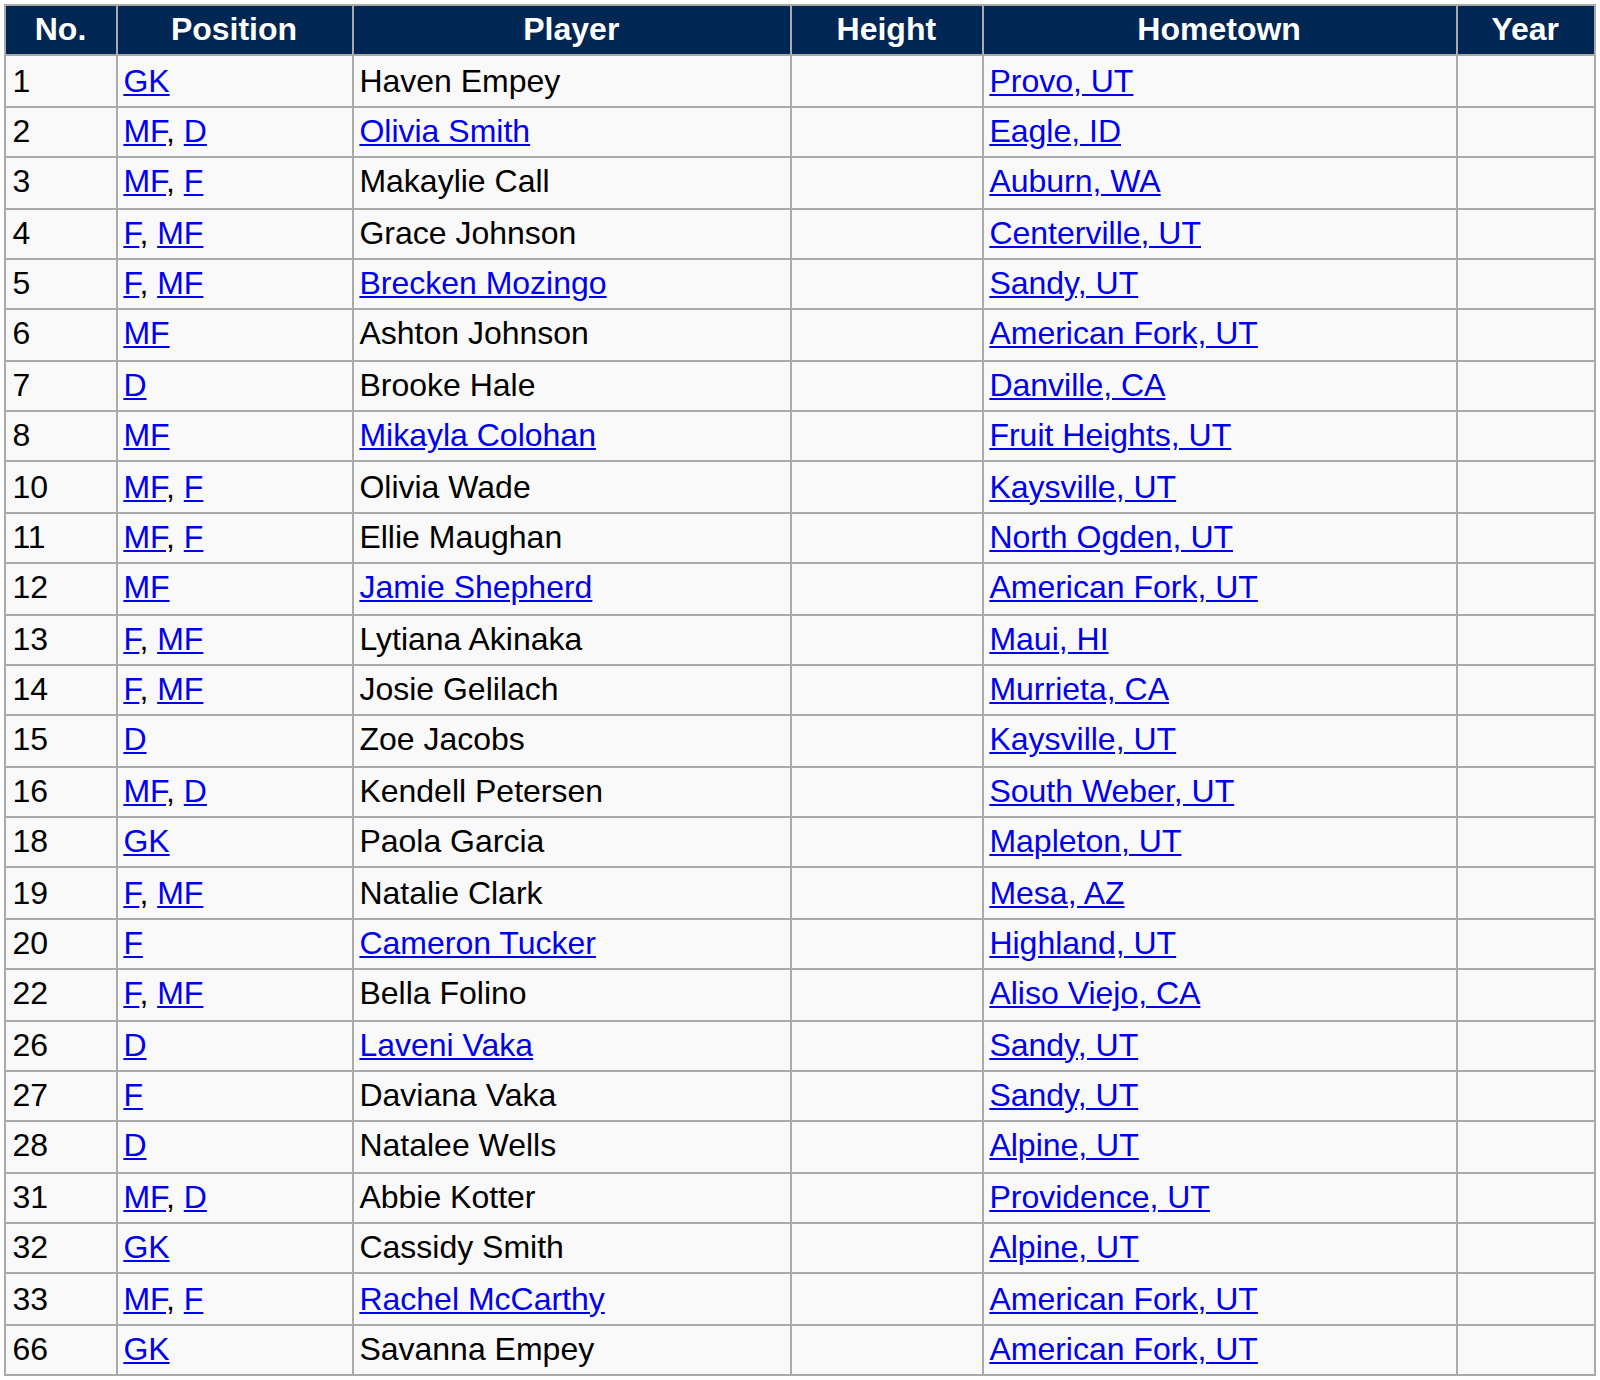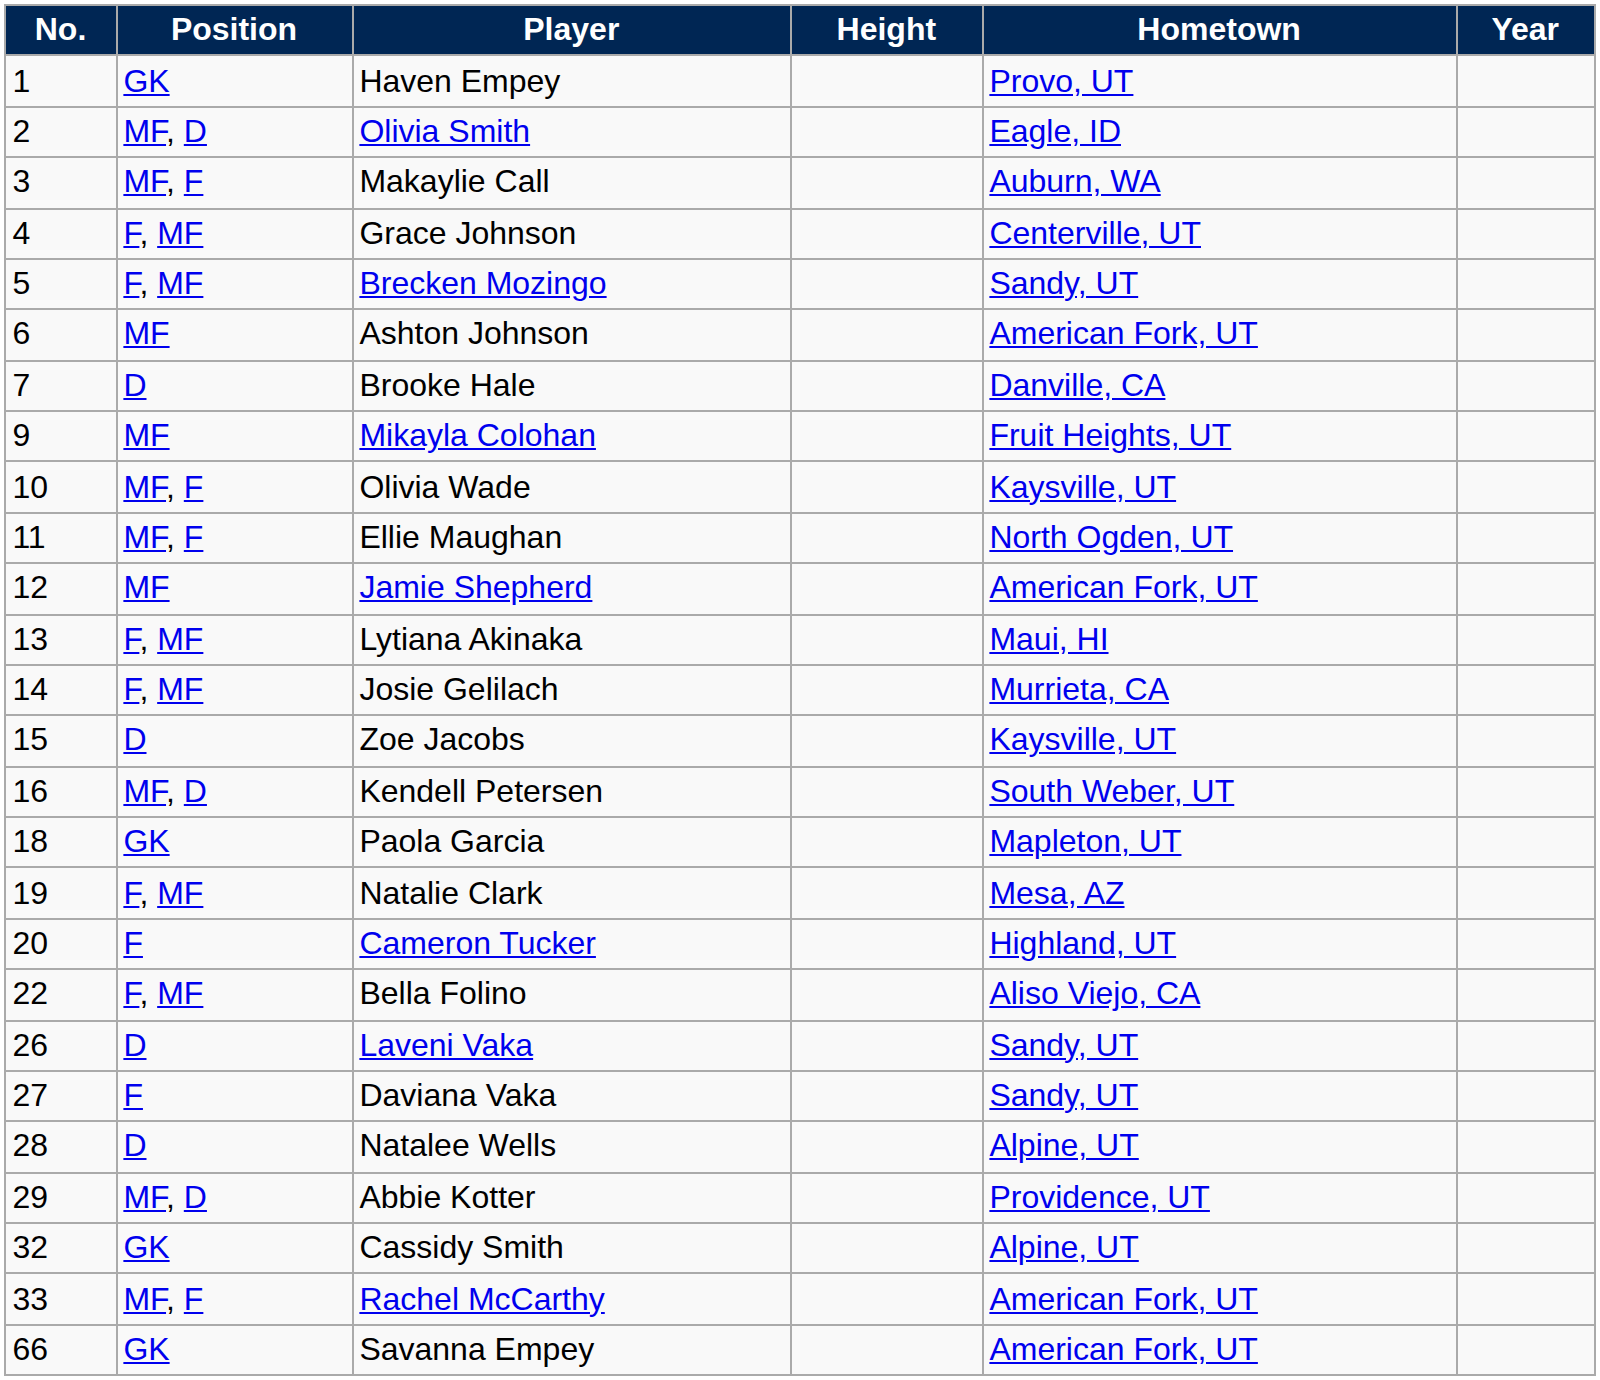(21, 435) 8 -> (21, 435) 9
(30, 1197) 31 -> (30, 1197) 29
